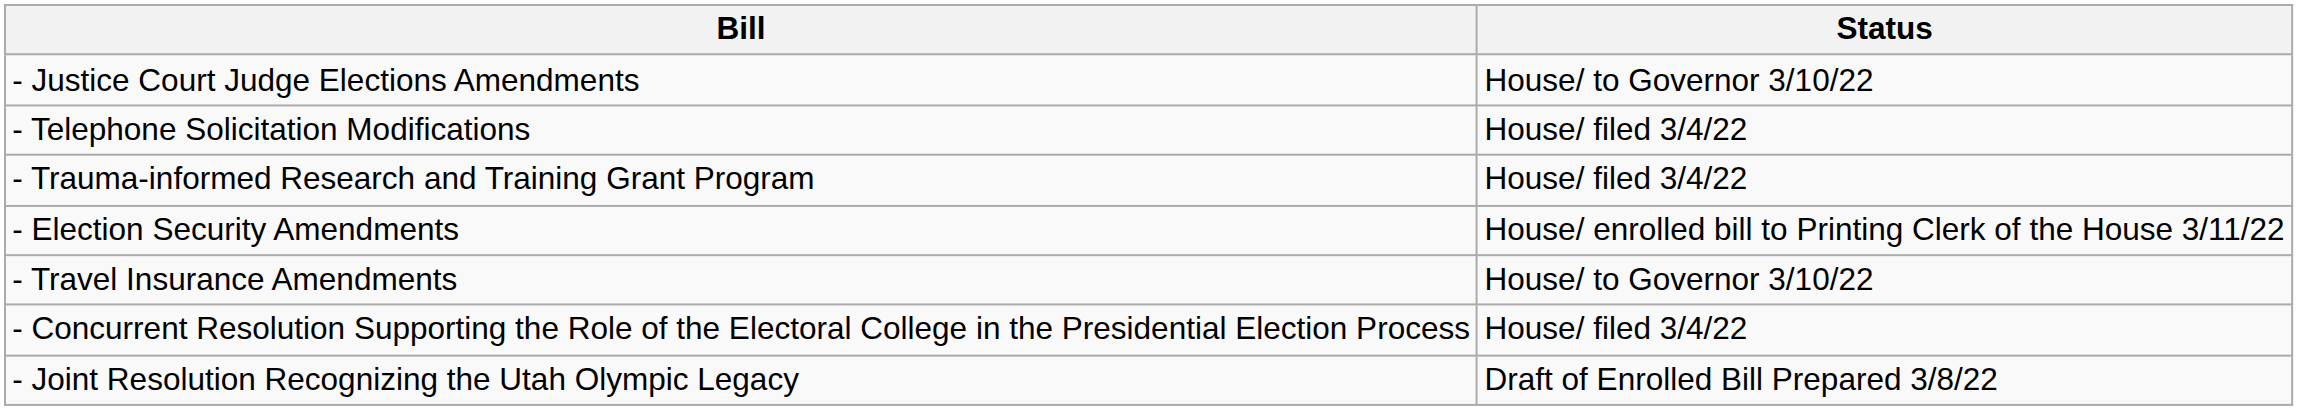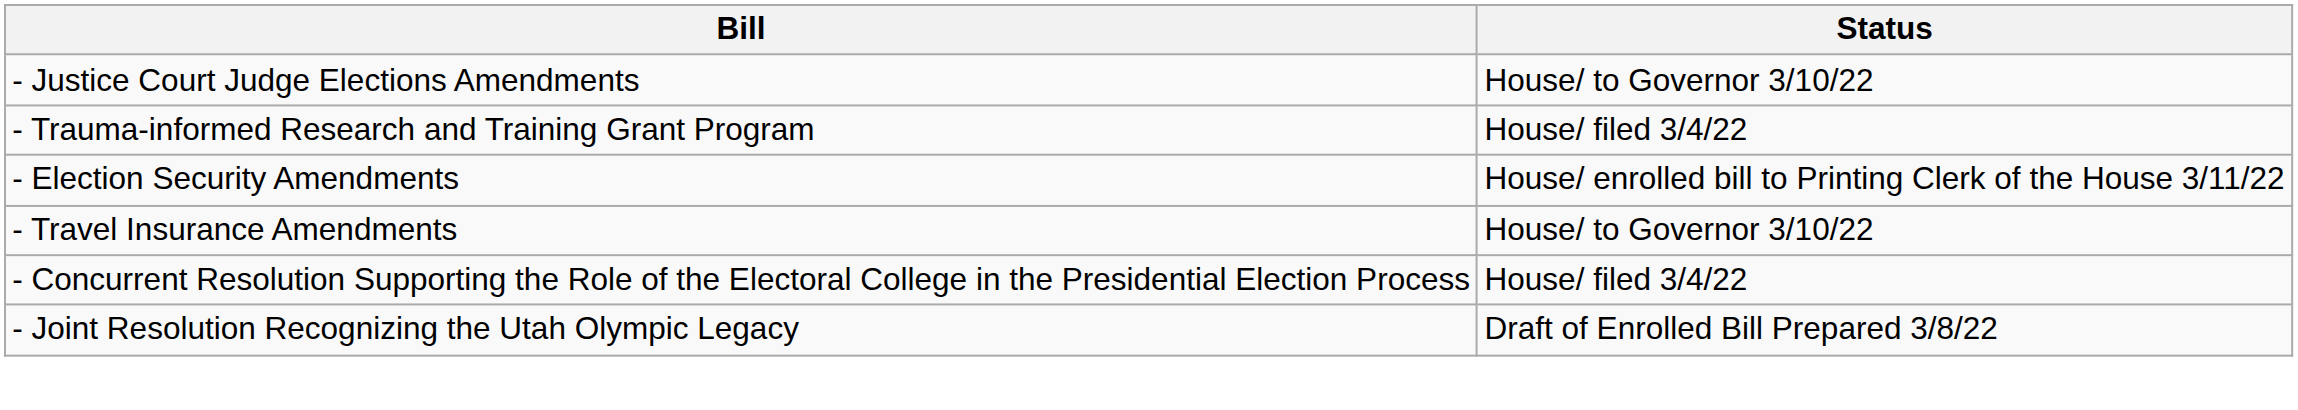- row: (271, 129)
